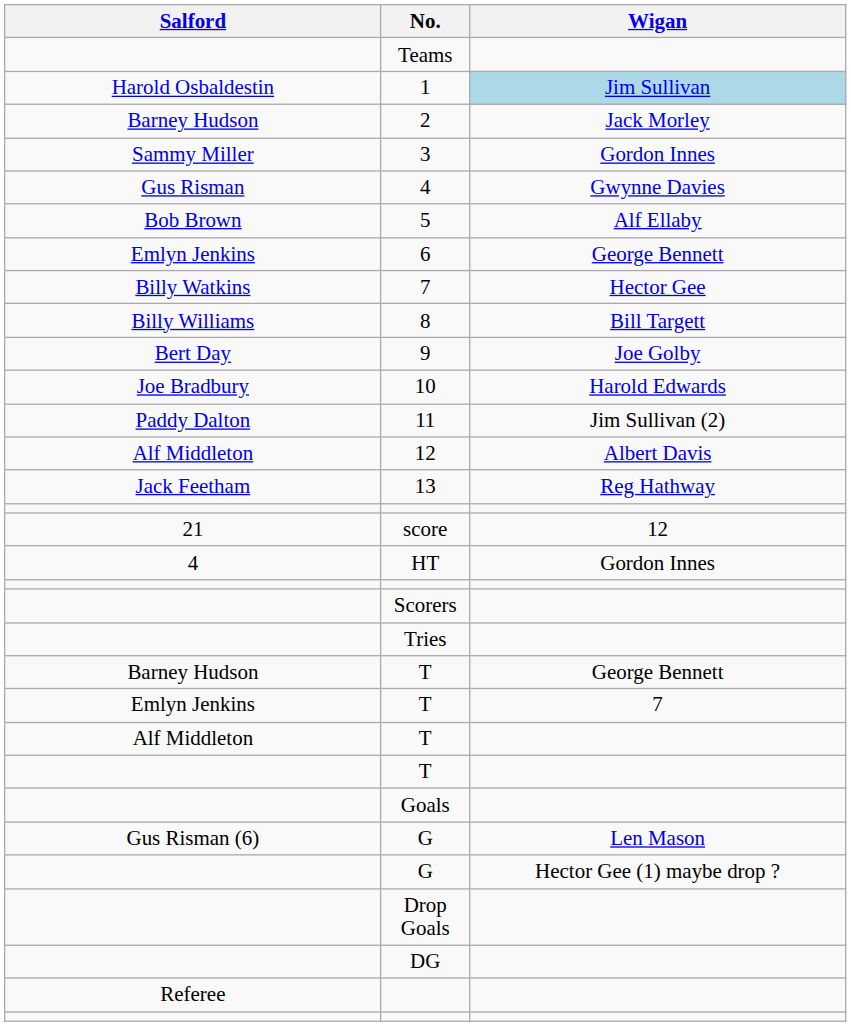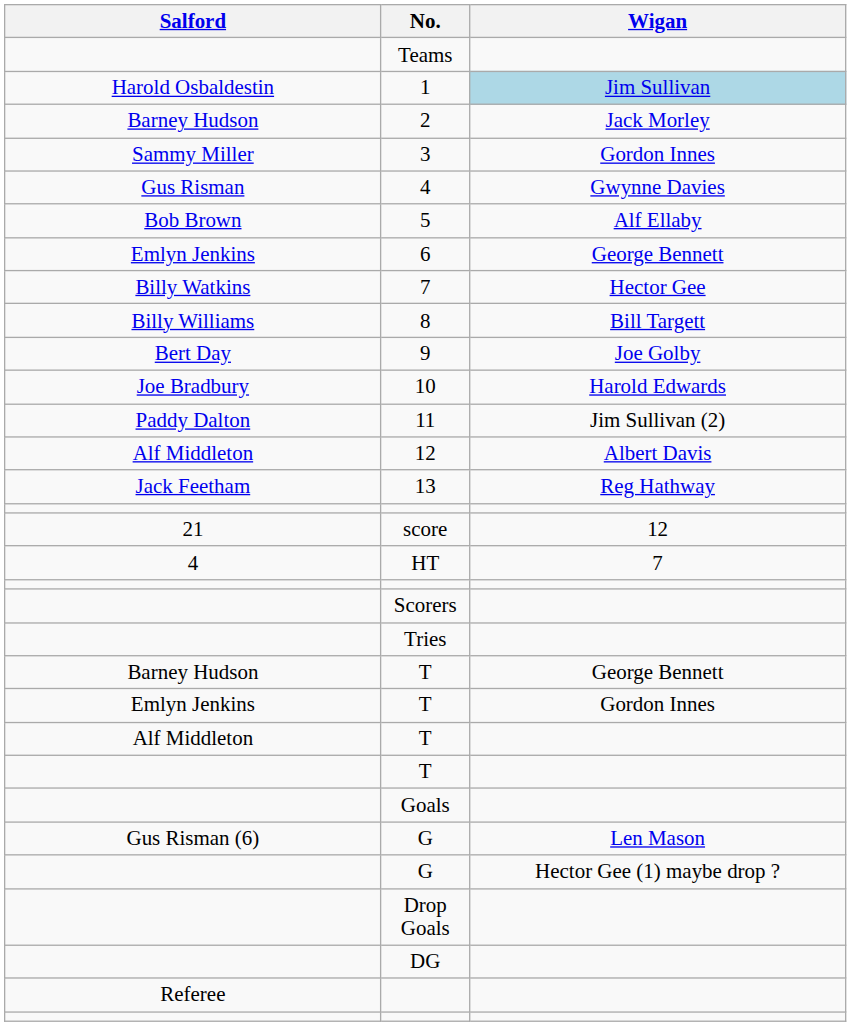(658, 562) Gordon Innes -> (658, 562) 7
(658, 705) 7 -> (658, 705) Gordon Innes
